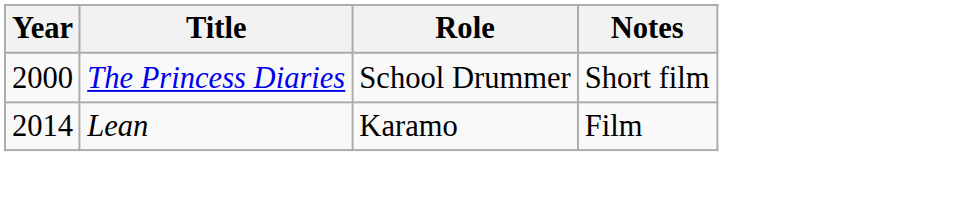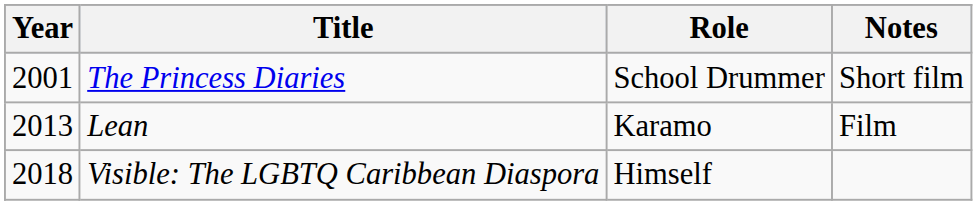(43, 77) 2000 -> (43, 77) 2001
(43, 125) 2014 -> (43, 125) 2013
+ row: (343, 174)
